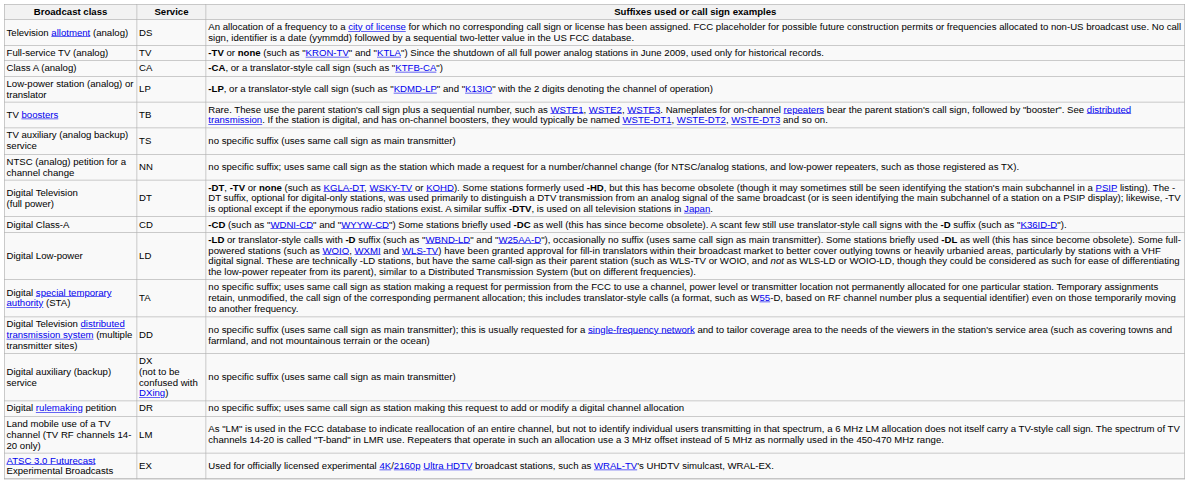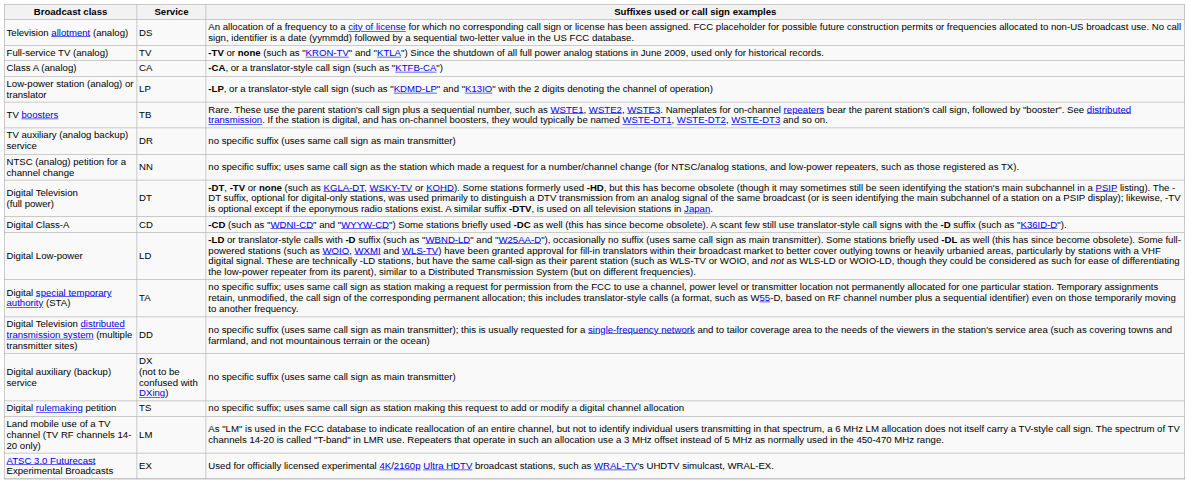(145, 141) TS -> (146, 141) DR
(146, 408) DR -> (145, 408) TS
